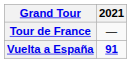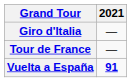+ row: (50, 31)
